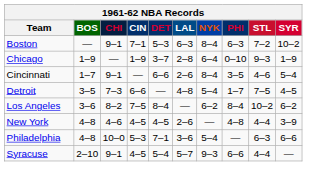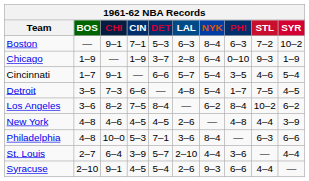(185, 75) 2–6 -> (186, 75) 5–7
(209, 75) 8–4 -> (212, 75) 5–4
(209, 137) 5–4 -> (212, 137) 8–4
+ row: (26, 153)
(185, 153) 5–7 -> (186, 169) 2–6
